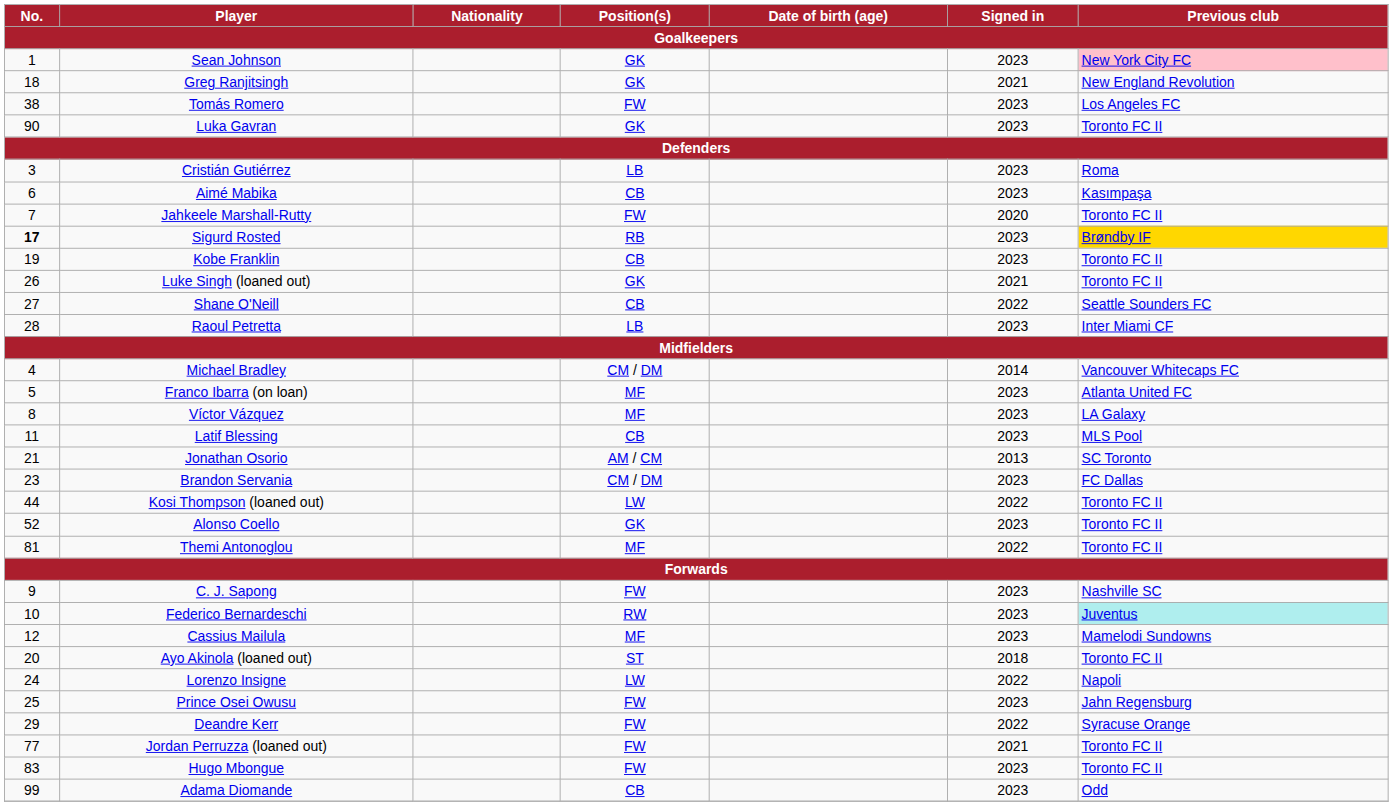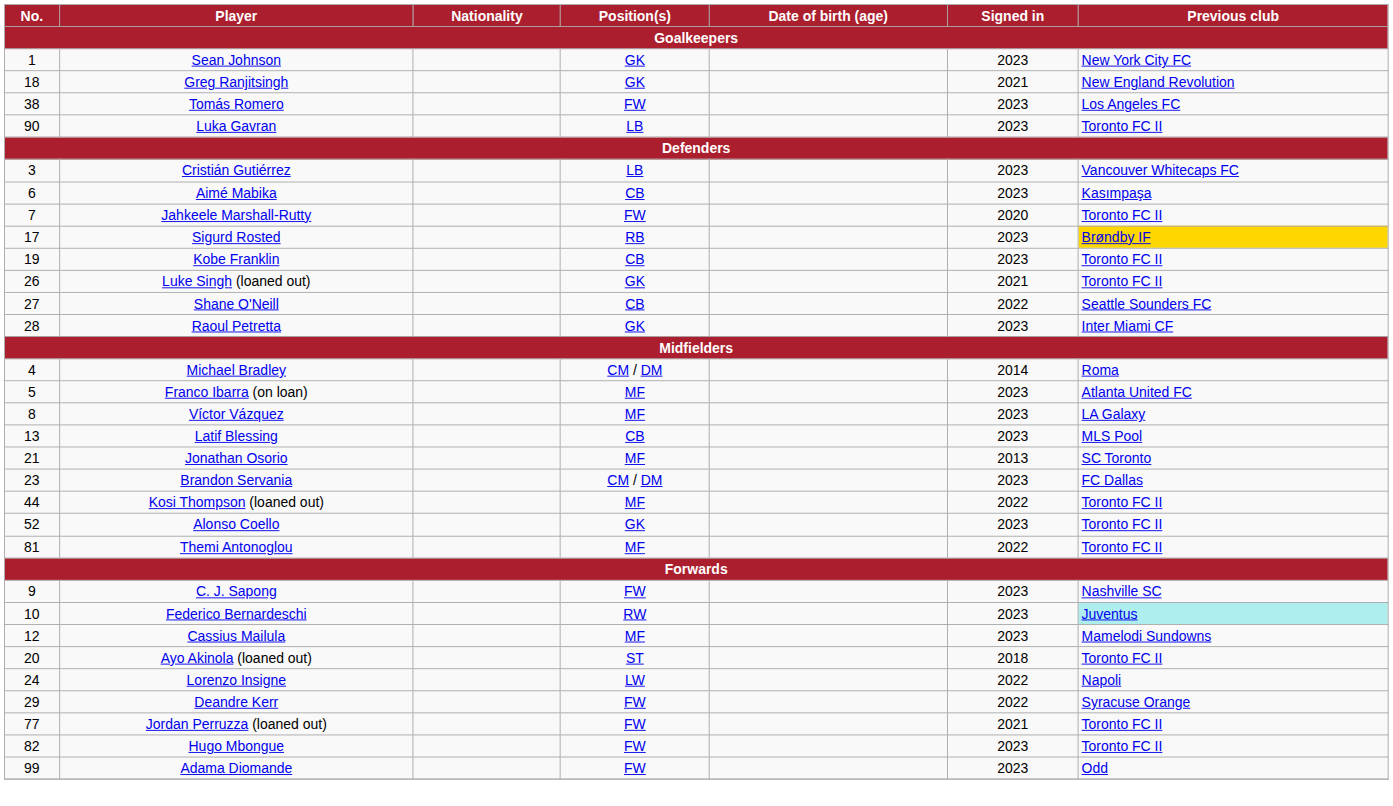(1136, 60) pink background -> (1136, 60) no background
(635, 126) GK -> (635, 126) LB
(1100, 171) Roma -> (1160, 171) Vancouver Whitecaps FC
(32, 237) bold -> (32, 237) normal
(635, 326) LB -> (635, 326) GK
(1160, 370) Vancouver Whitecaps FC -> (1100, 370) Roma
(32, 436) 11 -> (32, 436) 13
(635, 458) AM / CM -> (635, 458) MF
(635, 503) LW -> (635, 503) MF
- row: (236, 702)
(32, 768) 83 -> (32, 746) 82
(635, 791) CB -> (635, 768) FW
